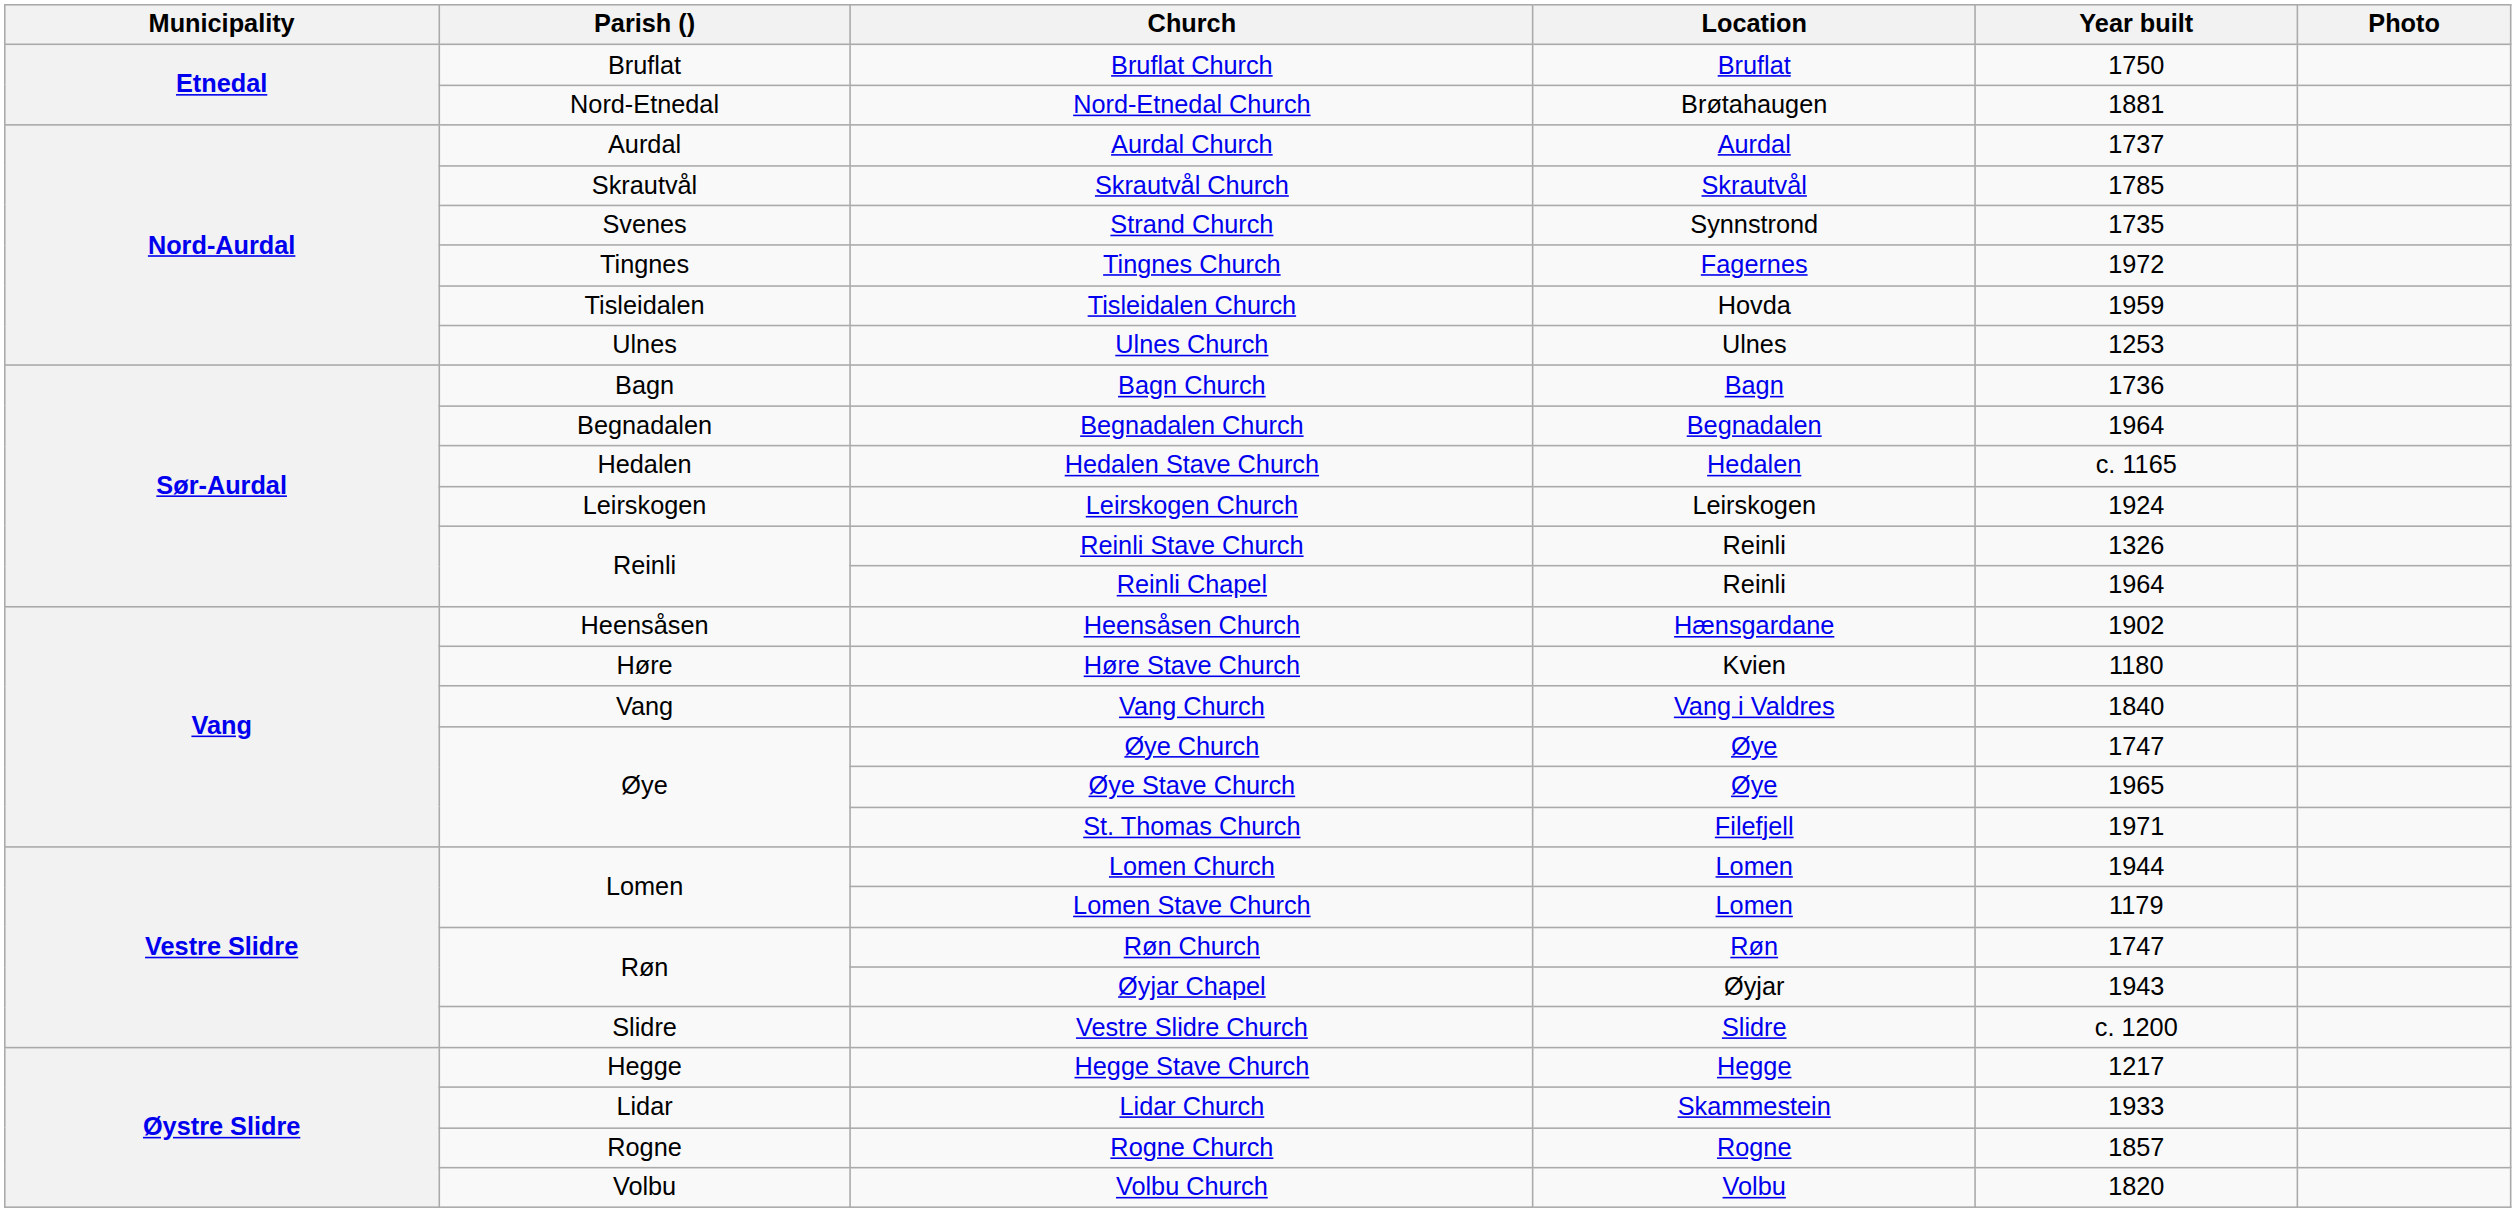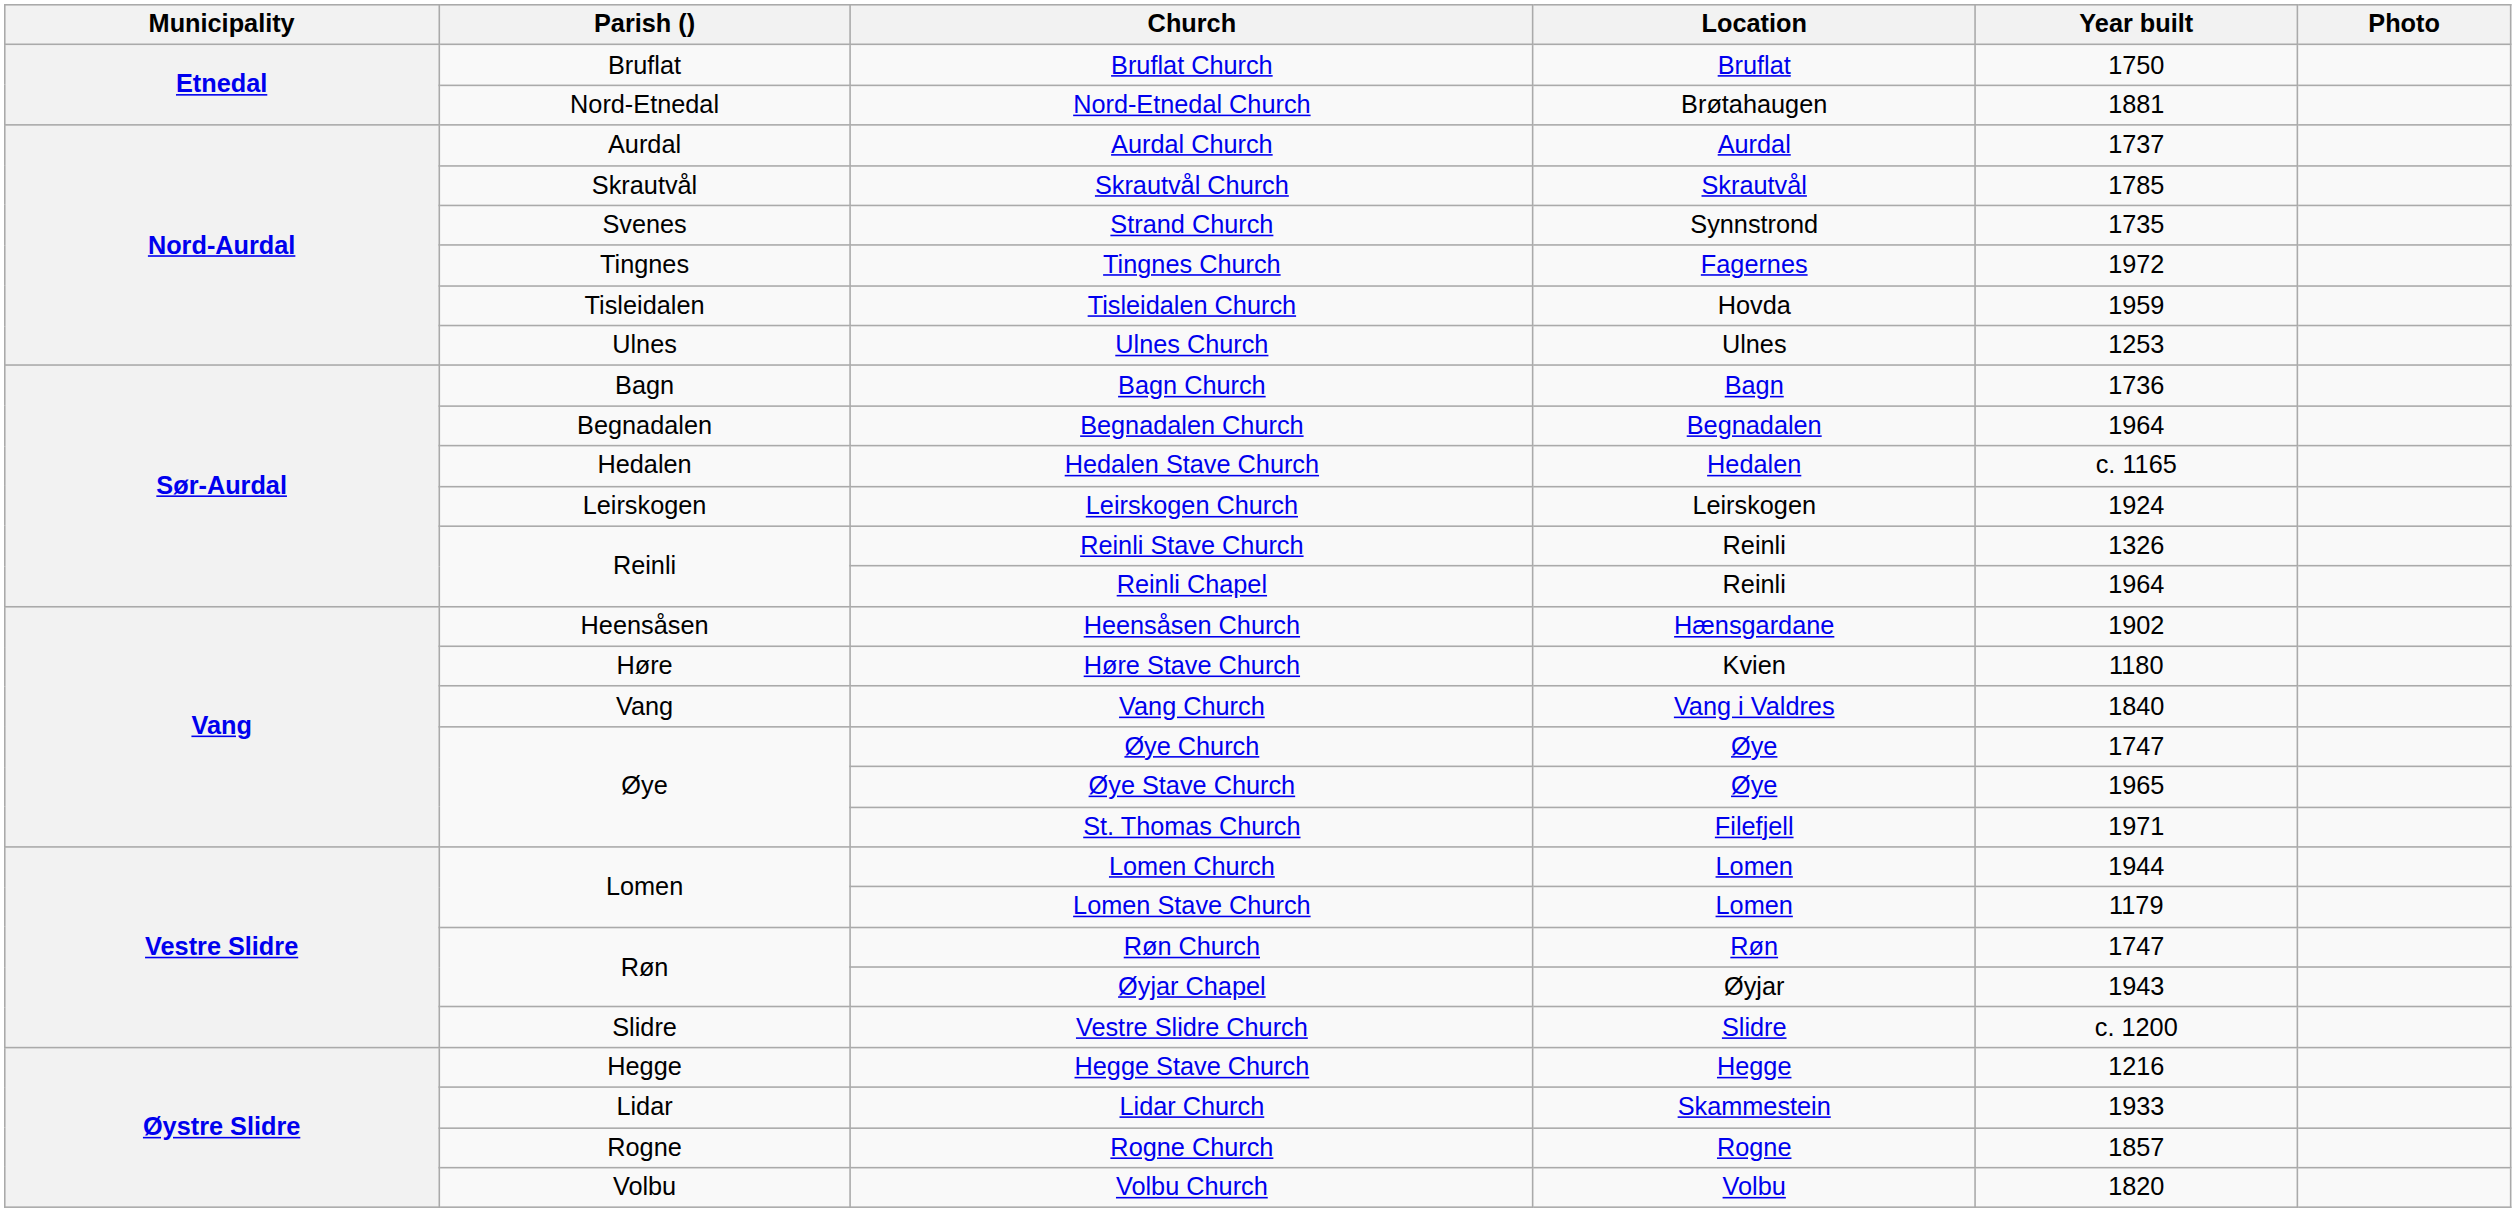(2136, 1066) 1217 -> (2136, 1066) 1216
